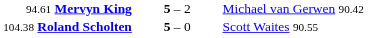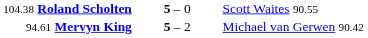rows swapped: (68, 26) <-> (79, 8)
